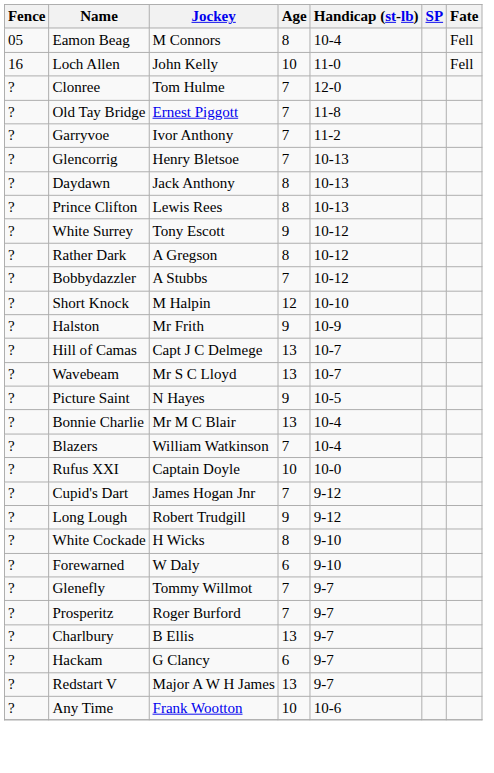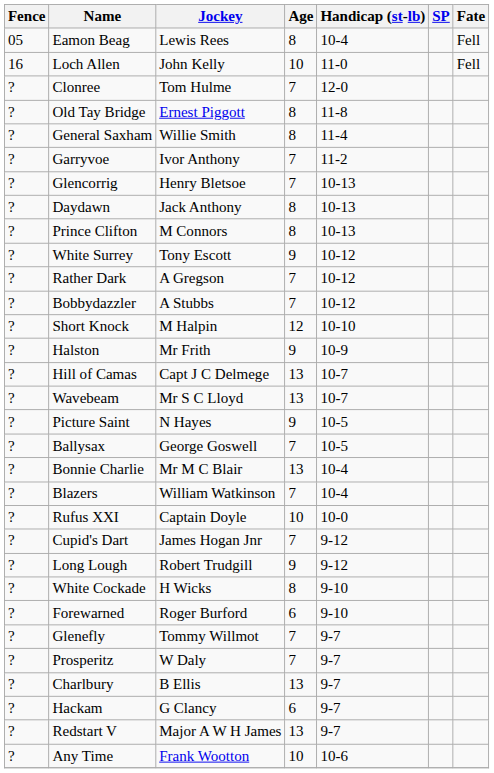(187, 40) M Connors -> (194, 40) Lewis Rees
(285, 111) 7 -> (292, 111) 8
+ row: (102, 135)
(187, 207) Lewis Rees -> (193, 231) M Connors
(285, 254) 8 -> (292, 278) 7
+ row: (79, 445)
(176, 565) W Daly -> (203, 612) Roger Burford
(197, 612) Roger Burford -> (183, 660) W Daly
